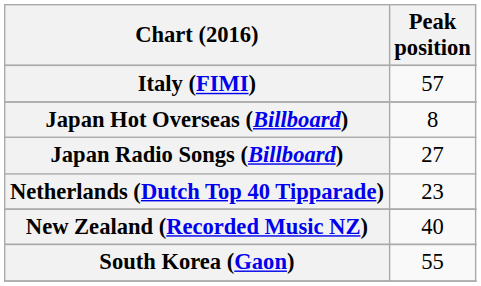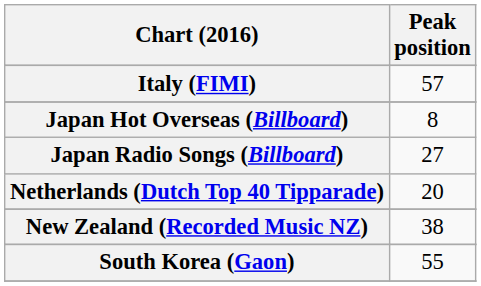(433, 190) 23 -> (433, 190) 20
(433, 226) 40 -> (433, 226) 38
